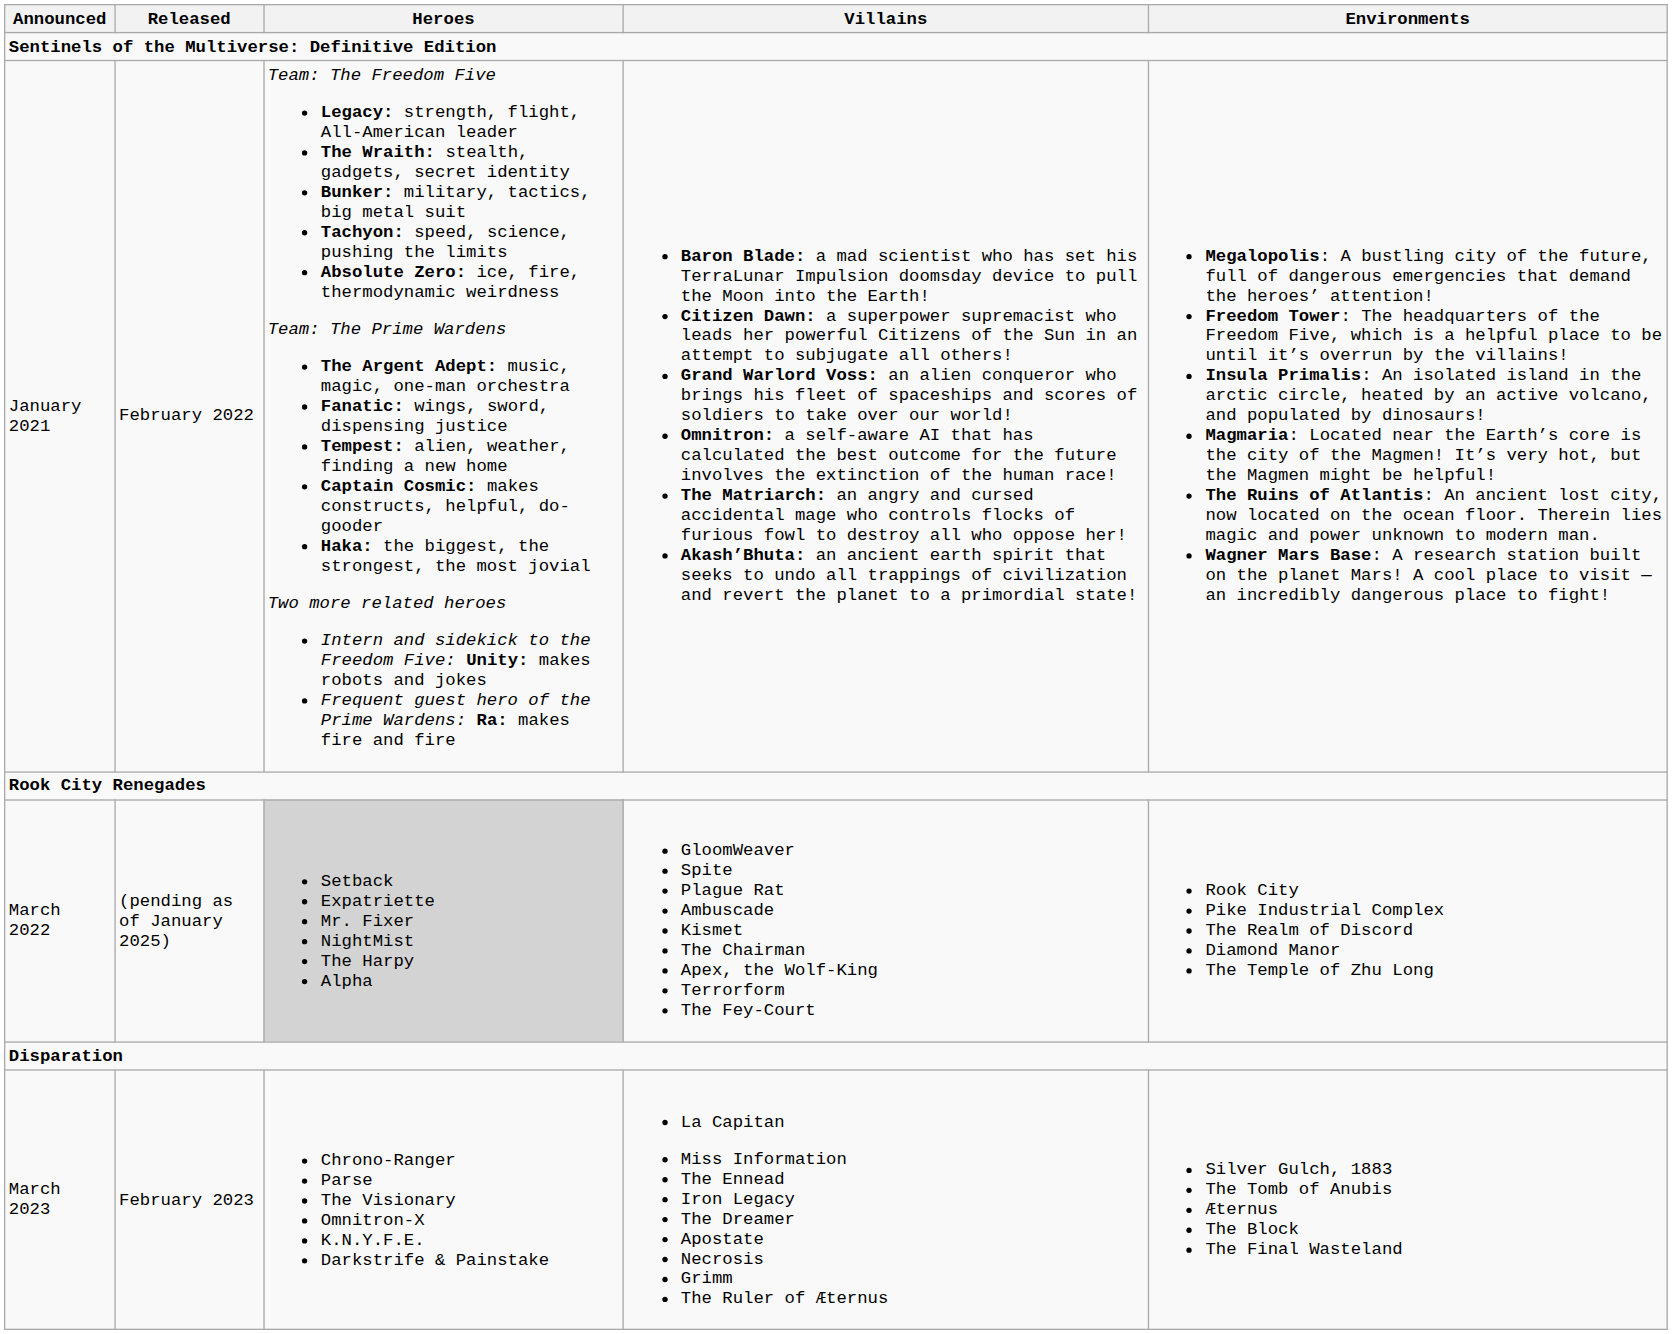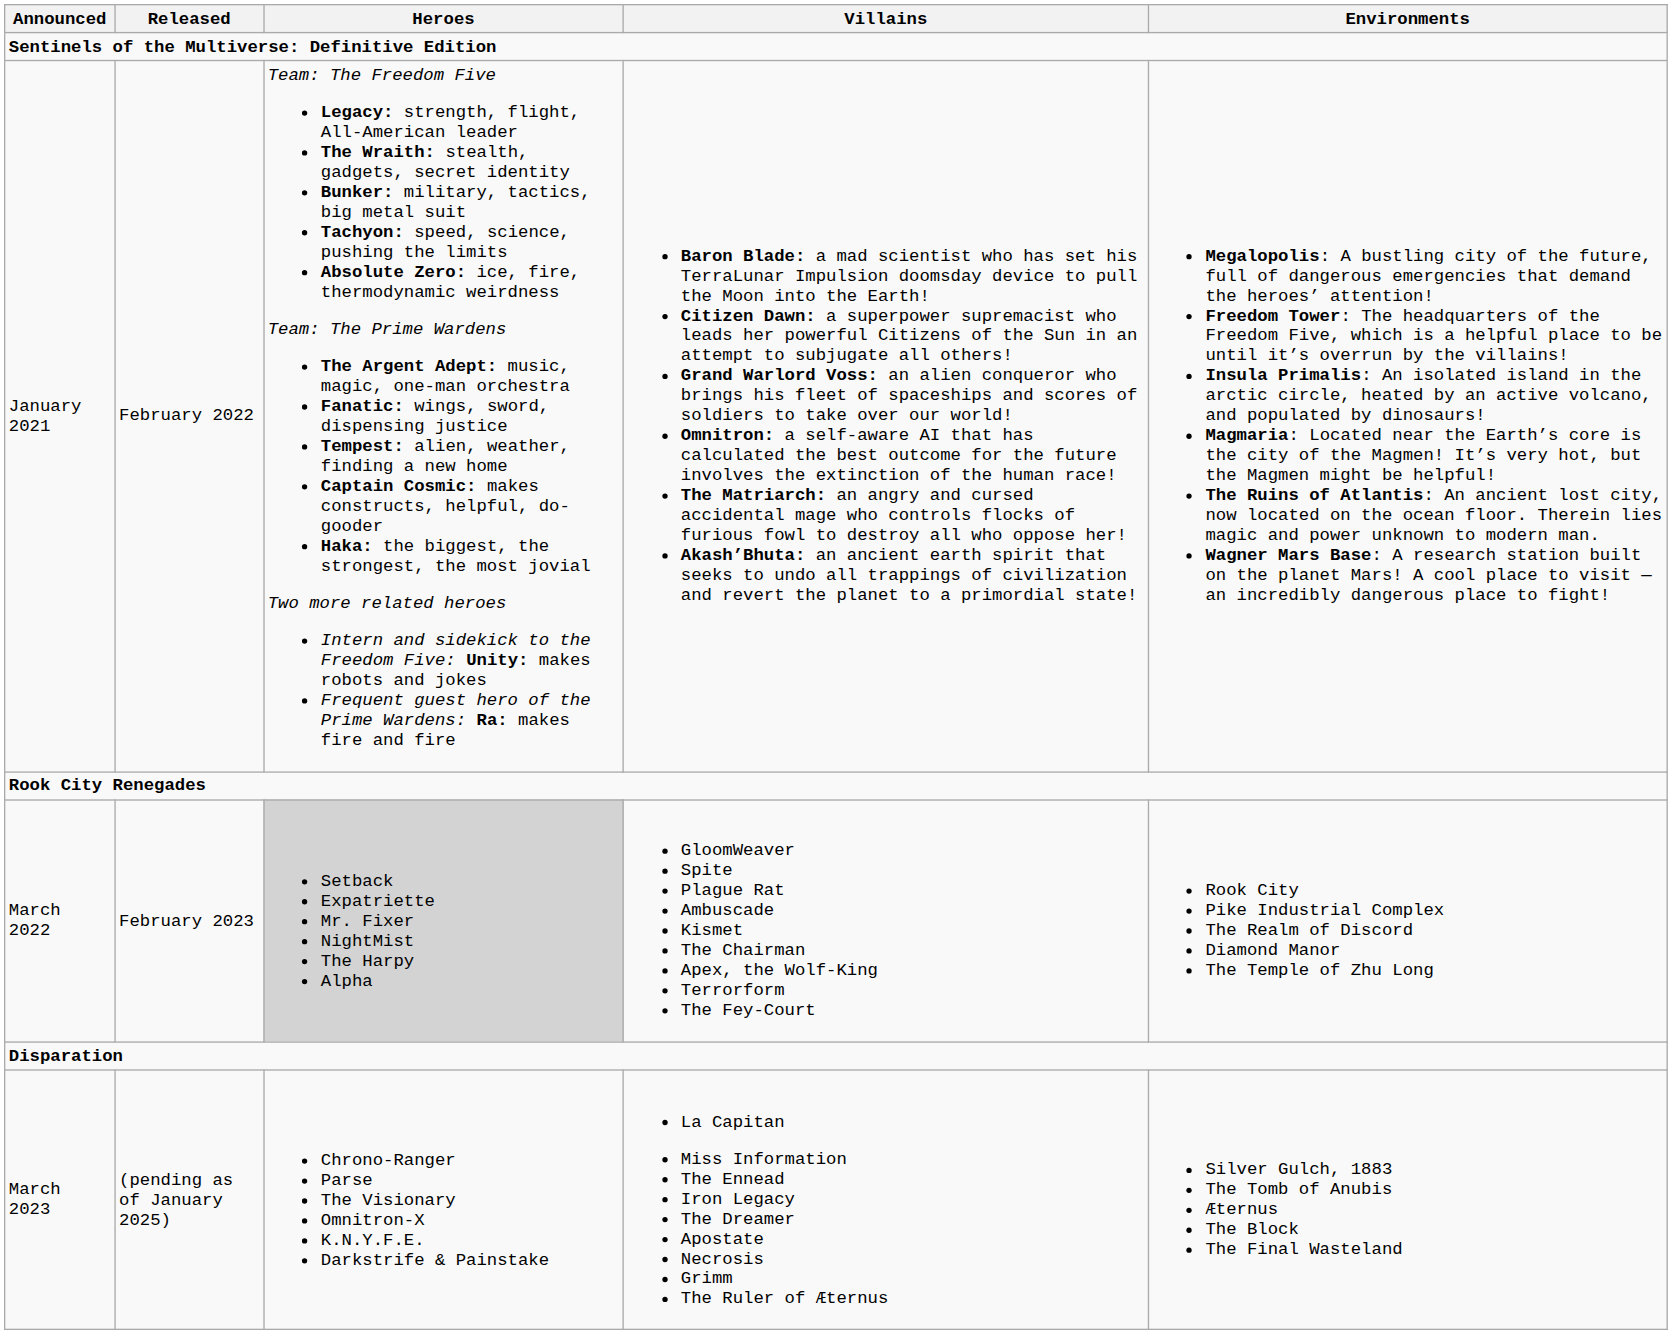(176, 921) (pending as of January 2025) -> (186, 921) February 2023
(186, 1200) February 2023 -> (176, 1200) (pending as of January 2025)
